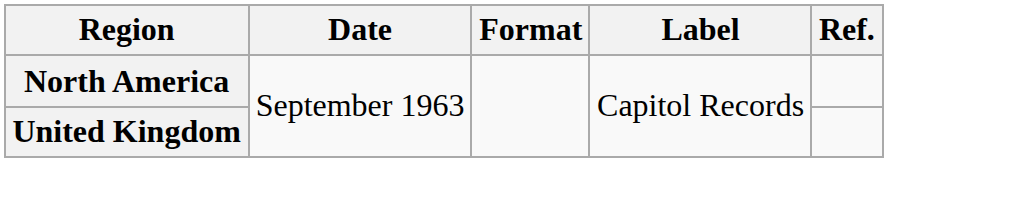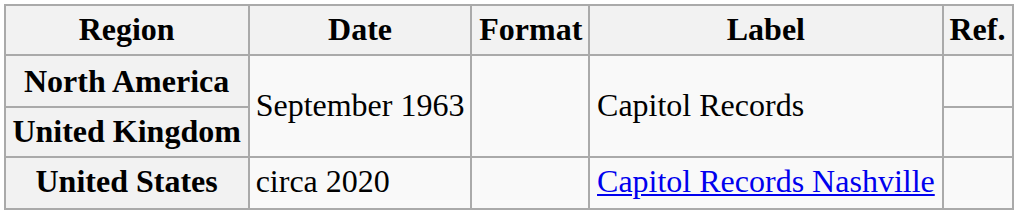+ row: (127, 182)
